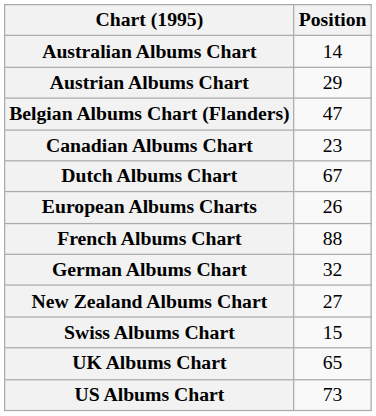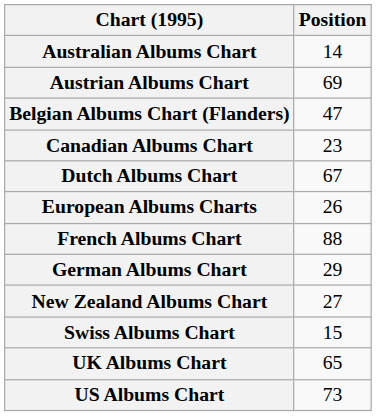(333, 82) 29 -> (333, 82) 69
(333, 269) 32 -> (333, 269) 29
